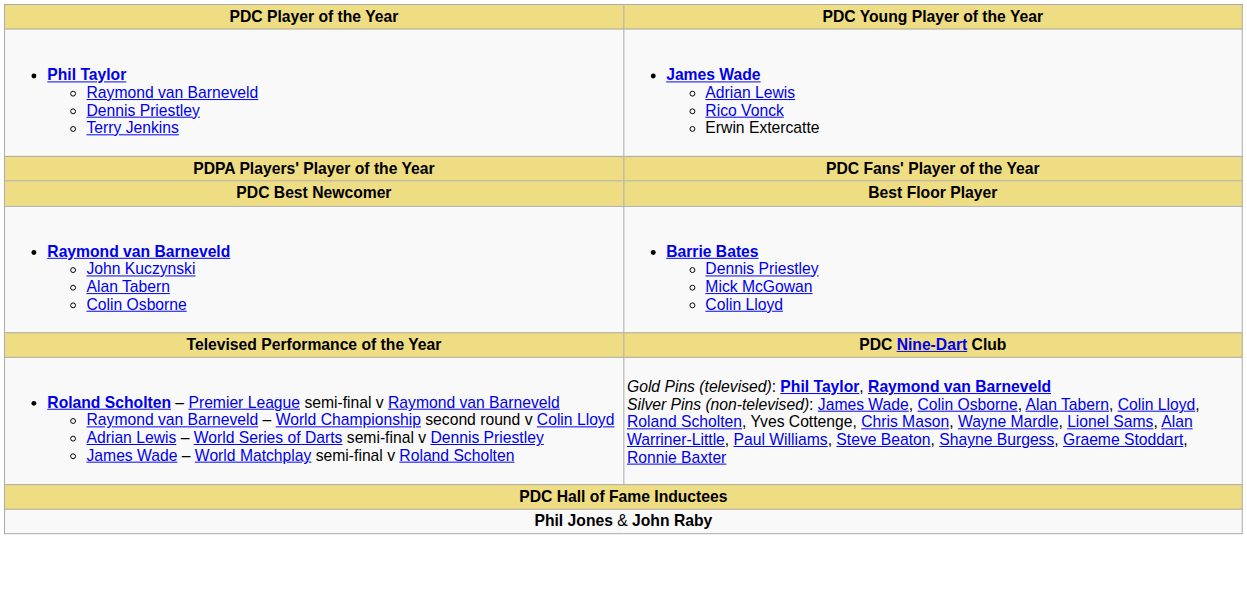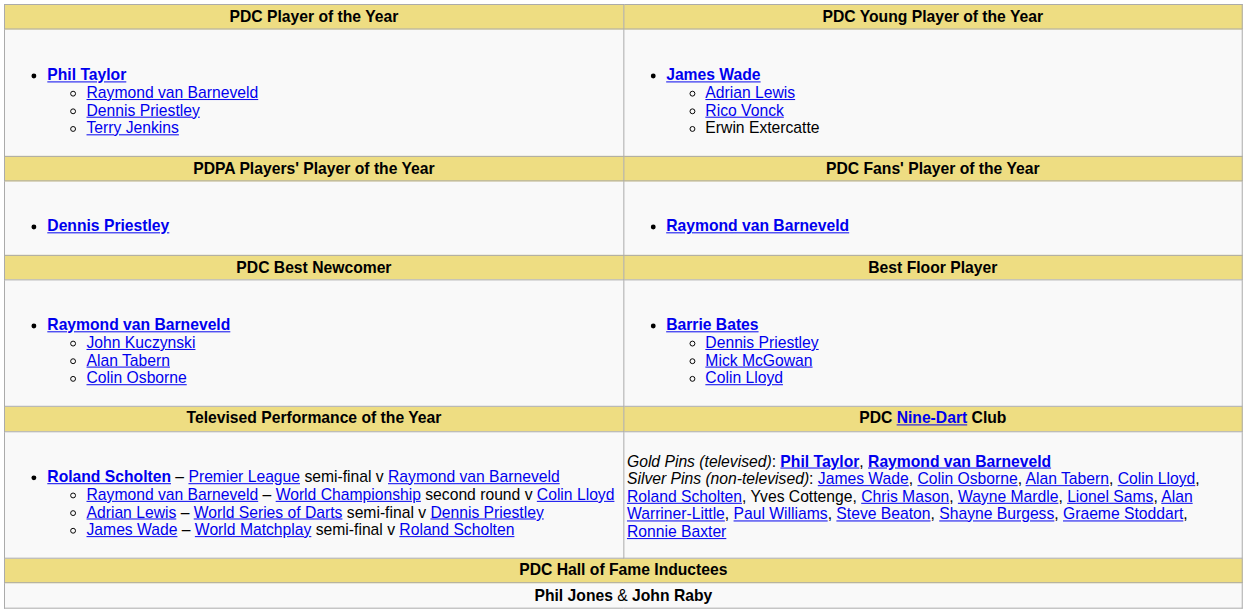+ row: (314, 227)
